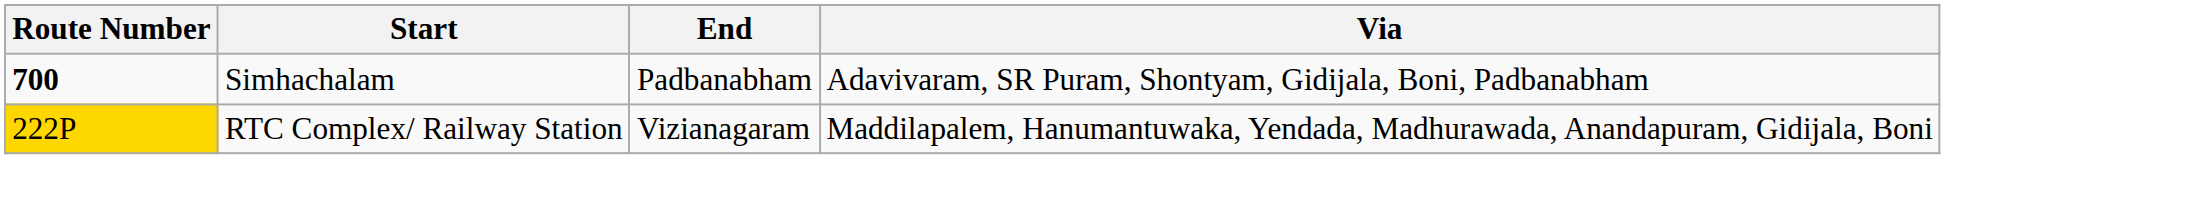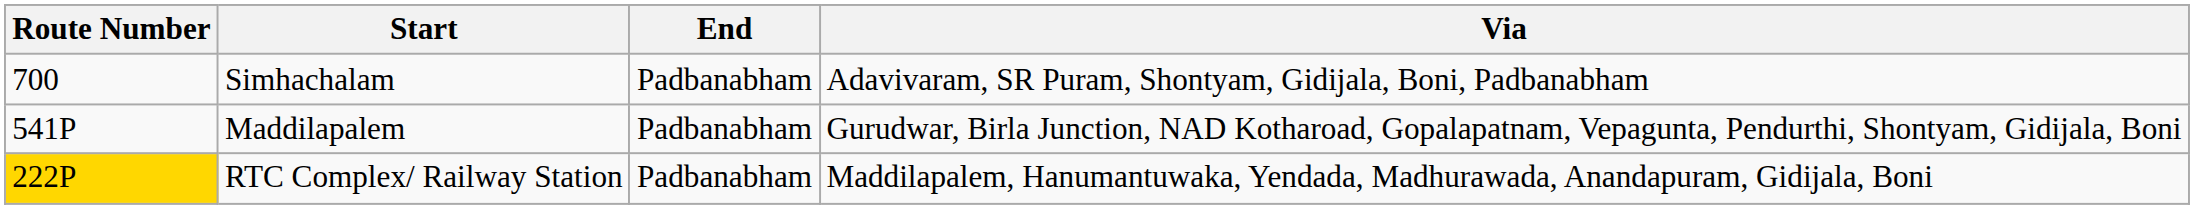(36, 78) bold -> (36, 78) normal
+ row: (315, 128)
(724, 128) Vizianagaram -> (725, 177) Padbanabham
